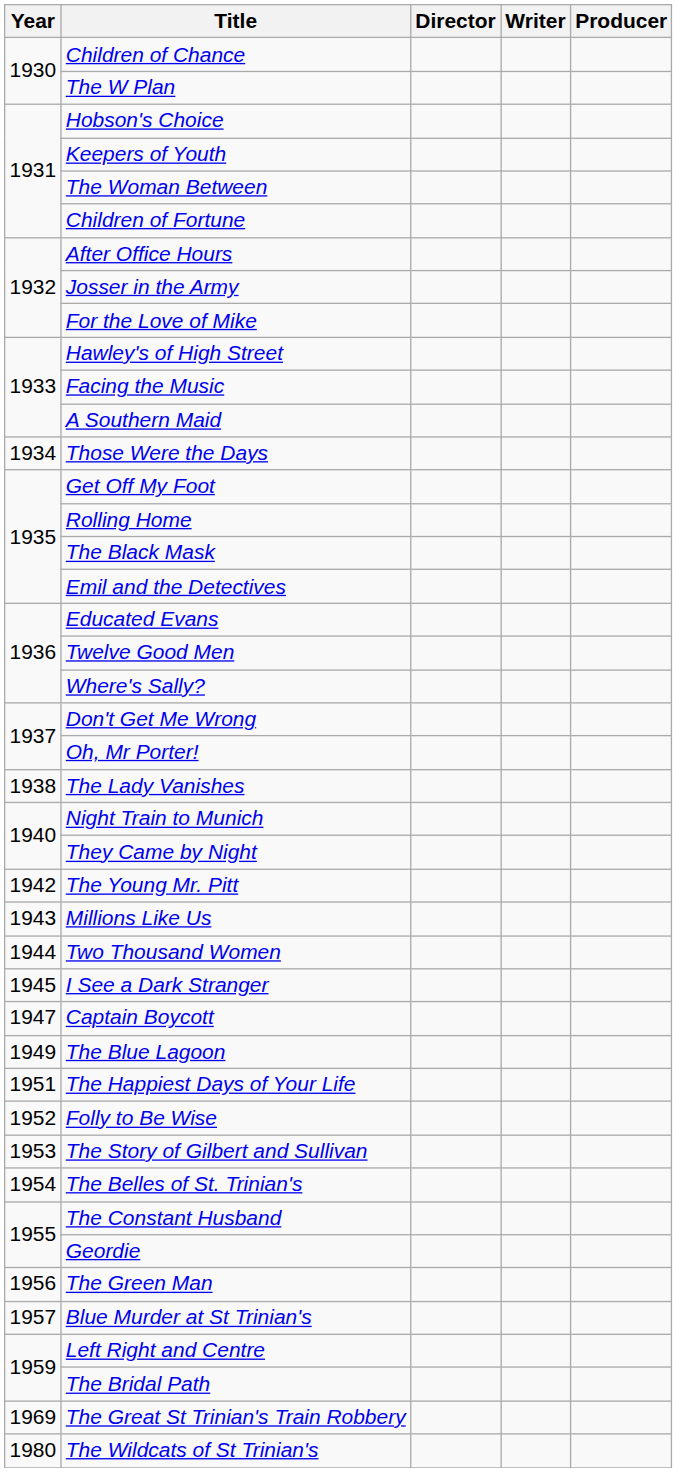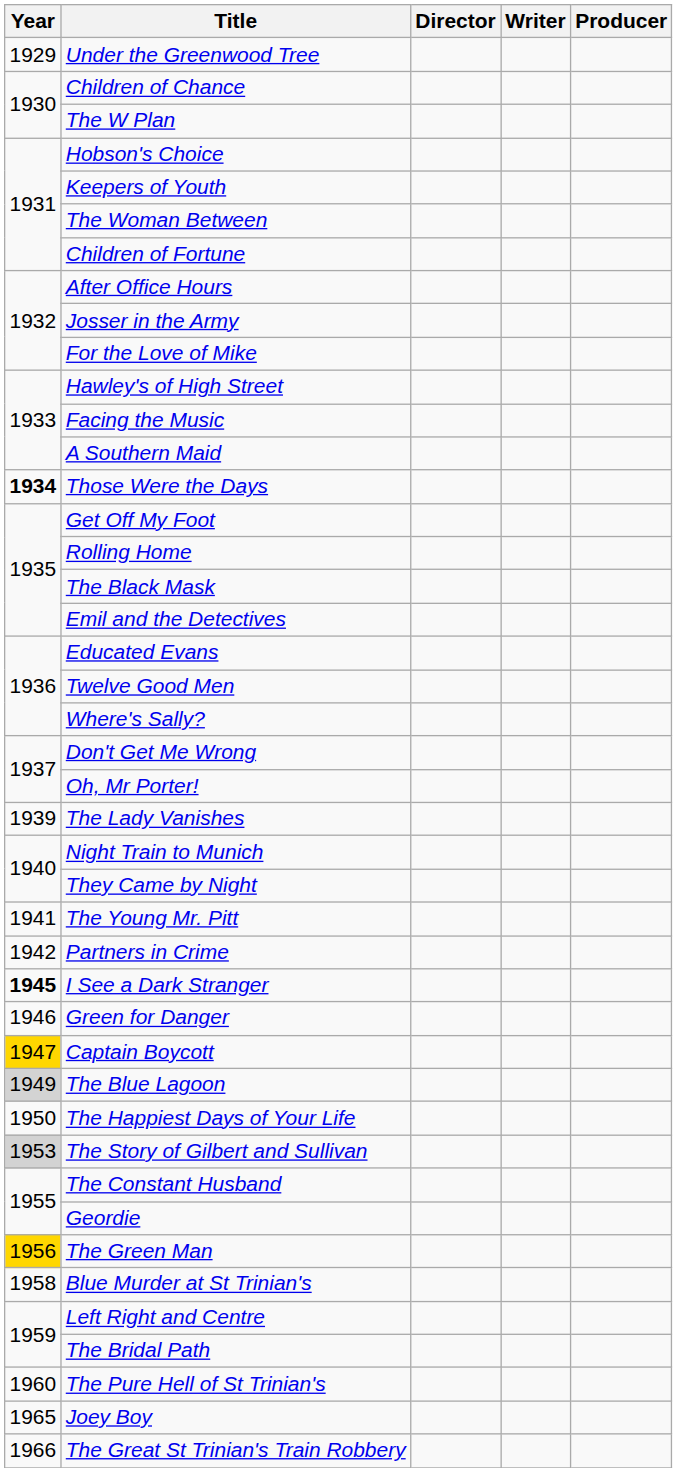+ row: (193, 54)
(33, 453) normal -> (33, 486) bold
(33, 785) 1938 -> (33, 818) 1939
(33, 885) 1942 -> (33, 918) 1941
+ row: (147, 951)
- row: (139, 918)
- row: (173, 951)
(33, 985) normal -> (33, 985) bold
+ row: (147, 1018)
(33, 1018) no background -> (33, 1051) gold background
(33, 1051) no background -> (33, 1084) lightgrey background
(33, 1084) 1951 -> (33, 1118) 1950
- row: (141, 1118)
(33, 1151) no background -> (33, 1151) lightgrey background
- row: (184, 1184)
(33, 1284) no background -> (33, 1251) gold background
(33, 1317) 1957 -> (33, 1284) 1958
+ row: (196, 1384)
+ row: (109, 1417)
(33, 1417) 1969 -> (33, 1450) 1966
- row: (192, 1450)
